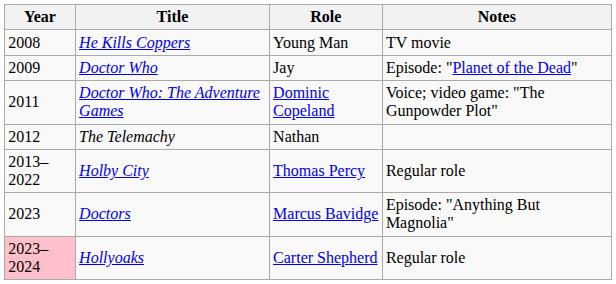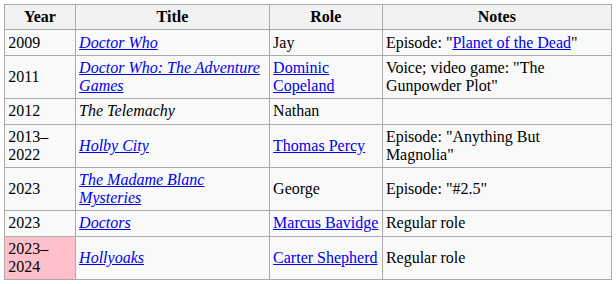- row: (135, 42)
(426, 171) Regular role -> (463, 145) Episode: "Anything But Magnolia"
+ row: (142, 189)
(463, 214) Episode: "Anything But Magnolia" -> (426, 223) Regular role
